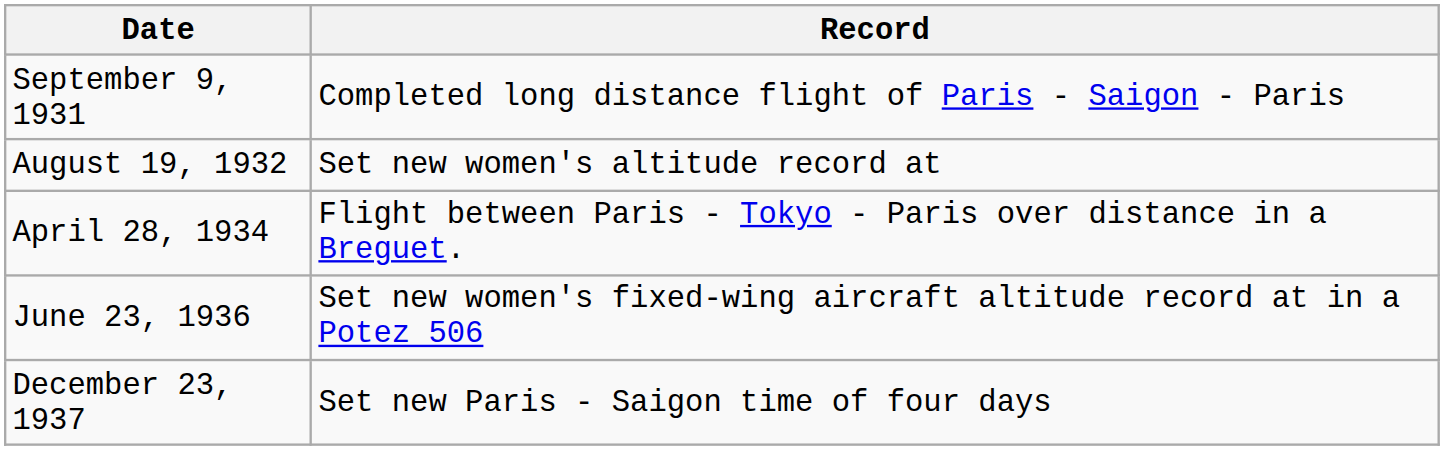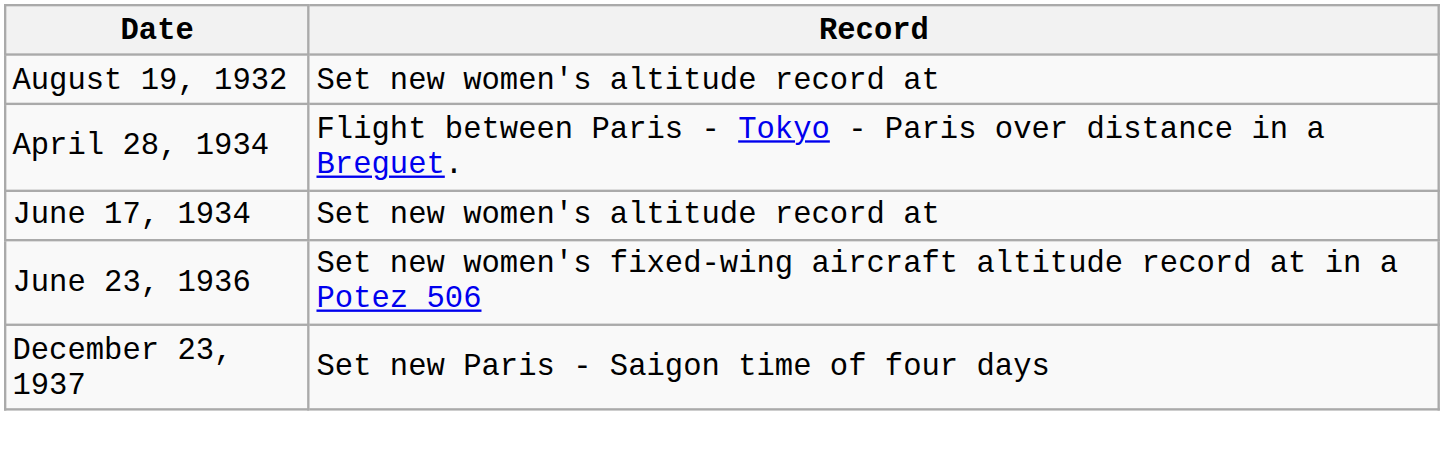- row: (122, 97)
+ row: (132, 215)
